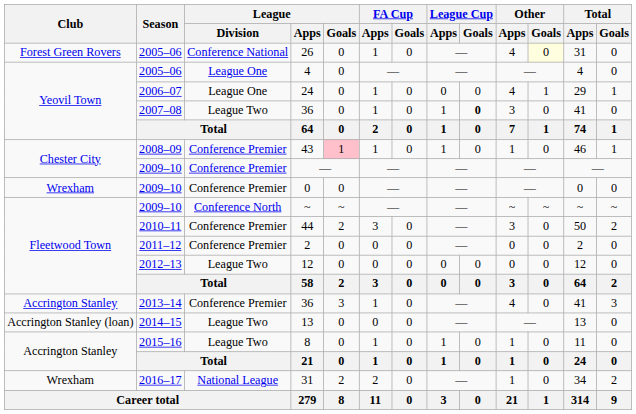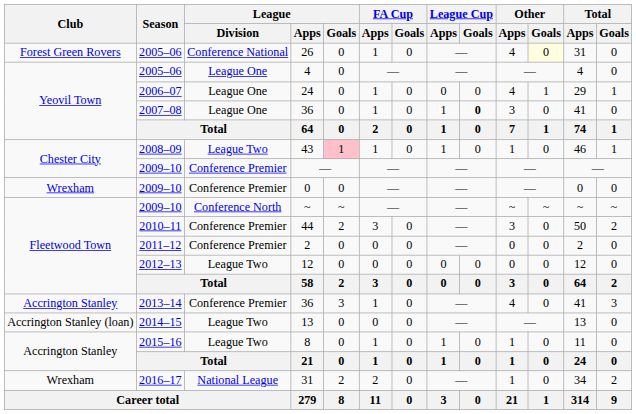(238, 110) League Two -> (238, 110) League One
(238, 149) Conference Premier -> (238, 149) League Two
